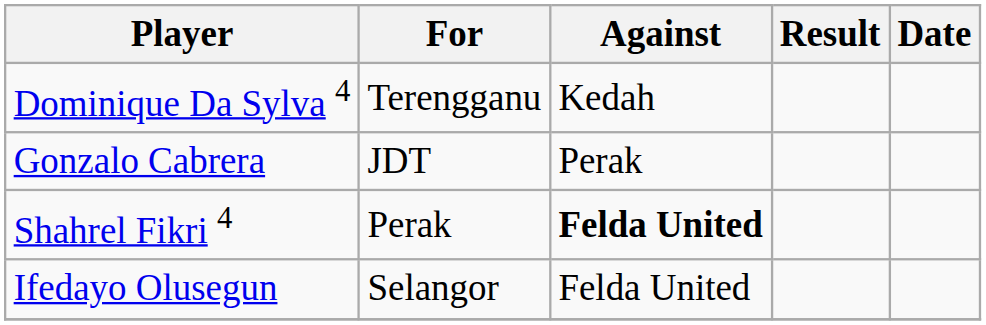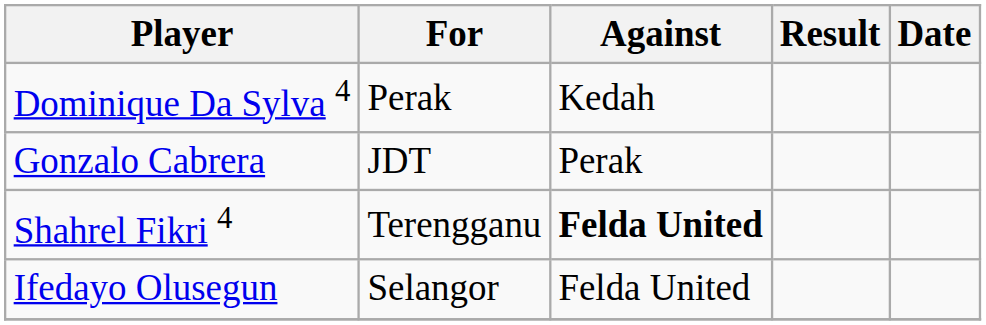(454, 97) Terengganu -> (410, 97) Perak
(410, 224) Perak -> (454, 224) Terengganu
